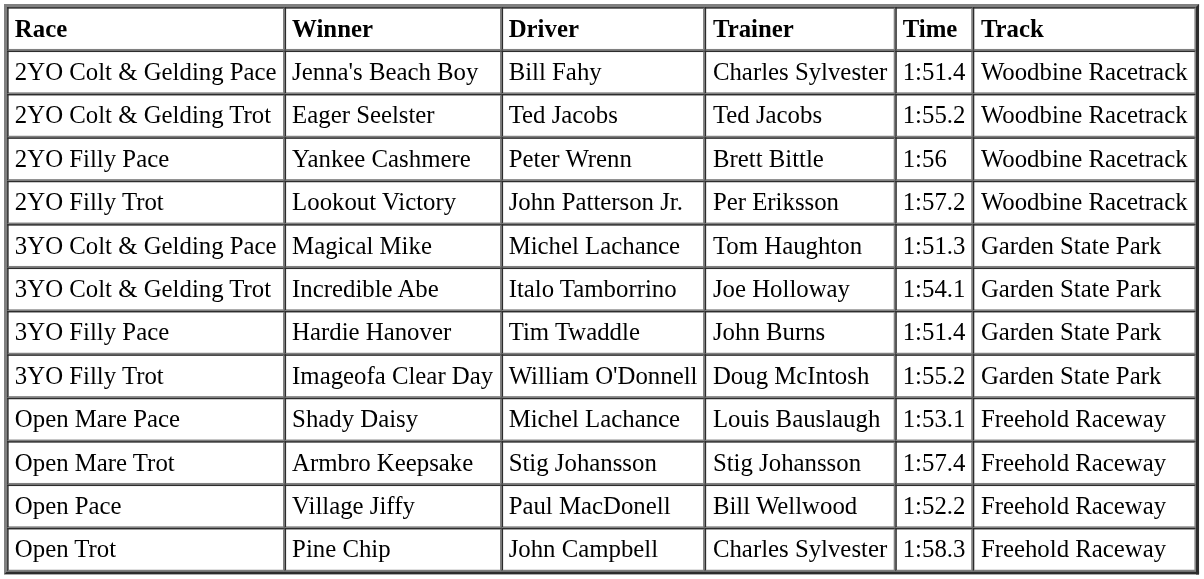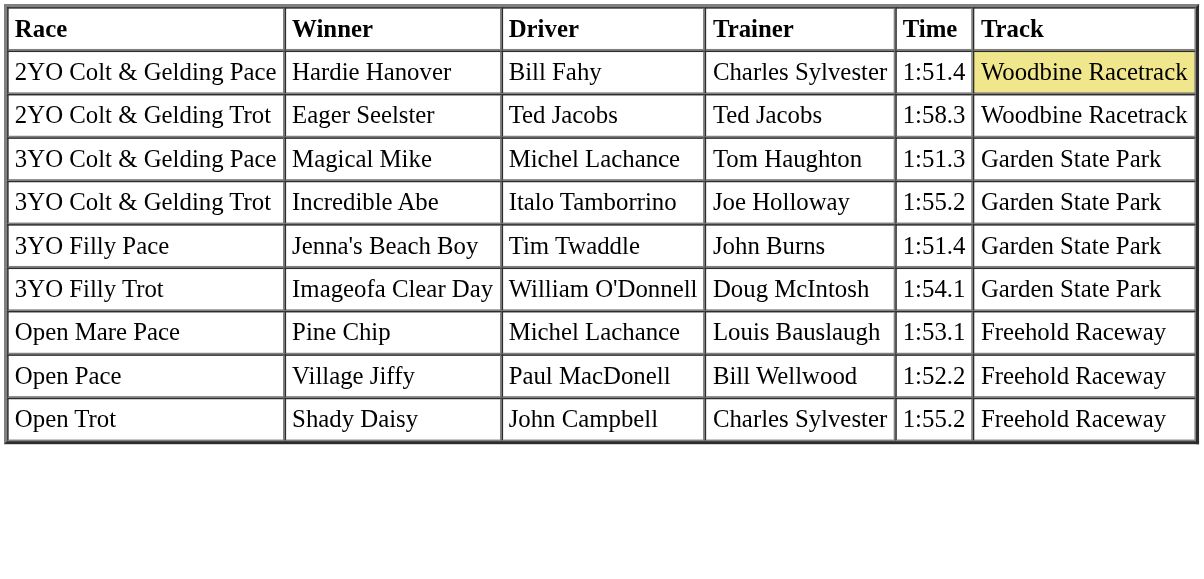(385, 71) Jenna's Beach Boy -> (372, 71) Hardie Hanover
(1084, 71) no background -> (1084, 71) khaki background
(934, 115) 1:55.2 -> (934, 115) 1:58.3
- row: (92, 158)
- row: (89, 202)
(934, 288) 1:54.1 -> (934, 202) 1:55.2
(372, 332) Hardie Hanover -> (385, 245) Jenna's Beach Boy
(934, 375) 1:55.2 -> (934, 288) 1:54.1
(355, 419) Shady Daisy -> (341, 332) Pine Chip
- row: (95, 462)
(341, 549) Pine Chip -> (355, 419) Shady Daisy
(934, 549) 1:58.3 -> (934, 419) 1:55.2
